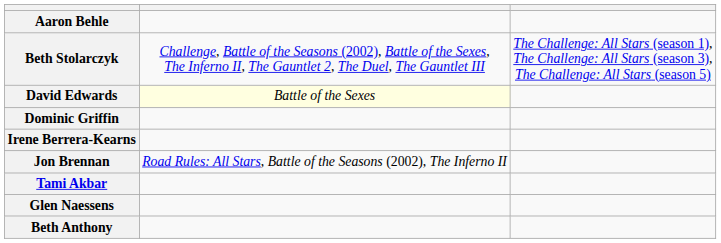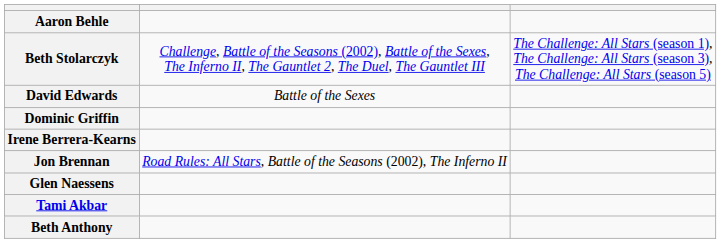(325, 96) lightyellow background -> (325, 96) no background
rows swapped: (72, 183) <-> (72, 205)
